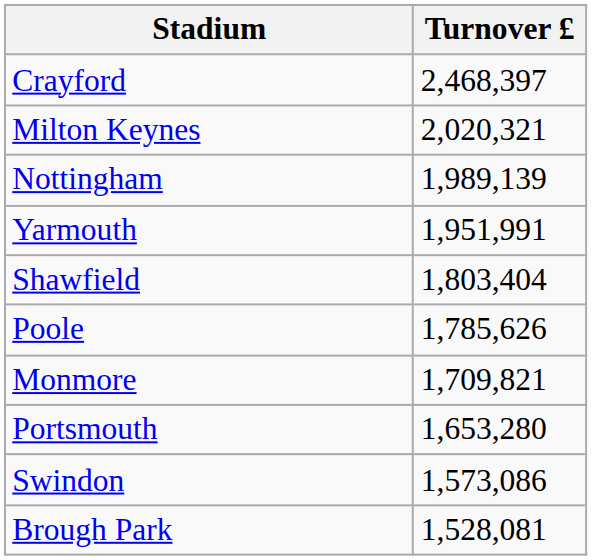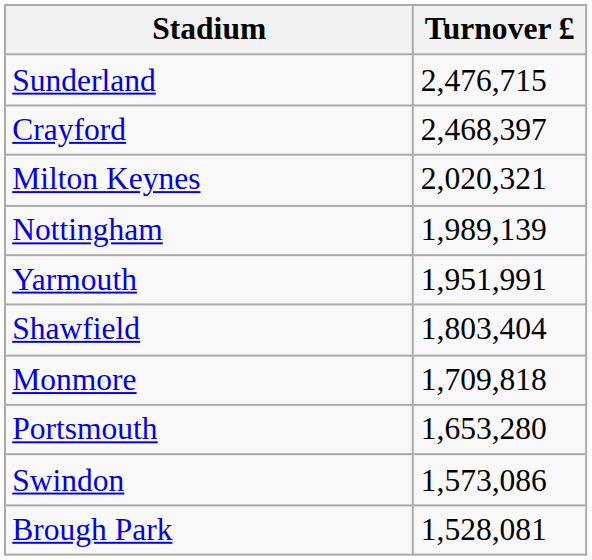+ row: (84, 79)
- row: (48, 329)
(484, 379) 1,709,821 -> (484, 379) 1,709,818
